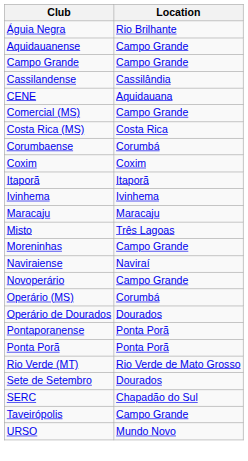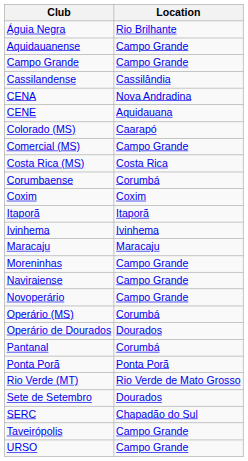+ row: (21, 96)
+ row: (41, 130)
- row: (19, 230)
(133, 264) Naviraí -> (152, 280) Campo Grande
+ row: (28, 347)
- row: (46, 331)
(146, 431) Mundo Novo -> (152, 448) Campo Grande
